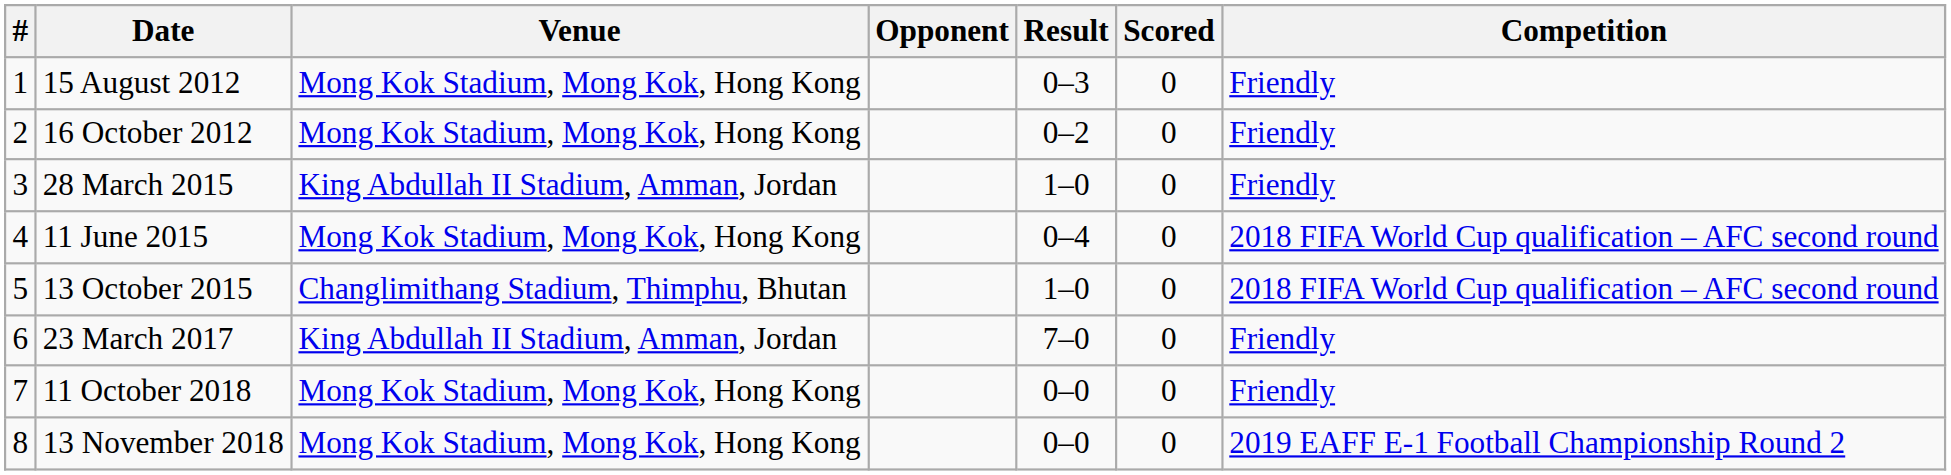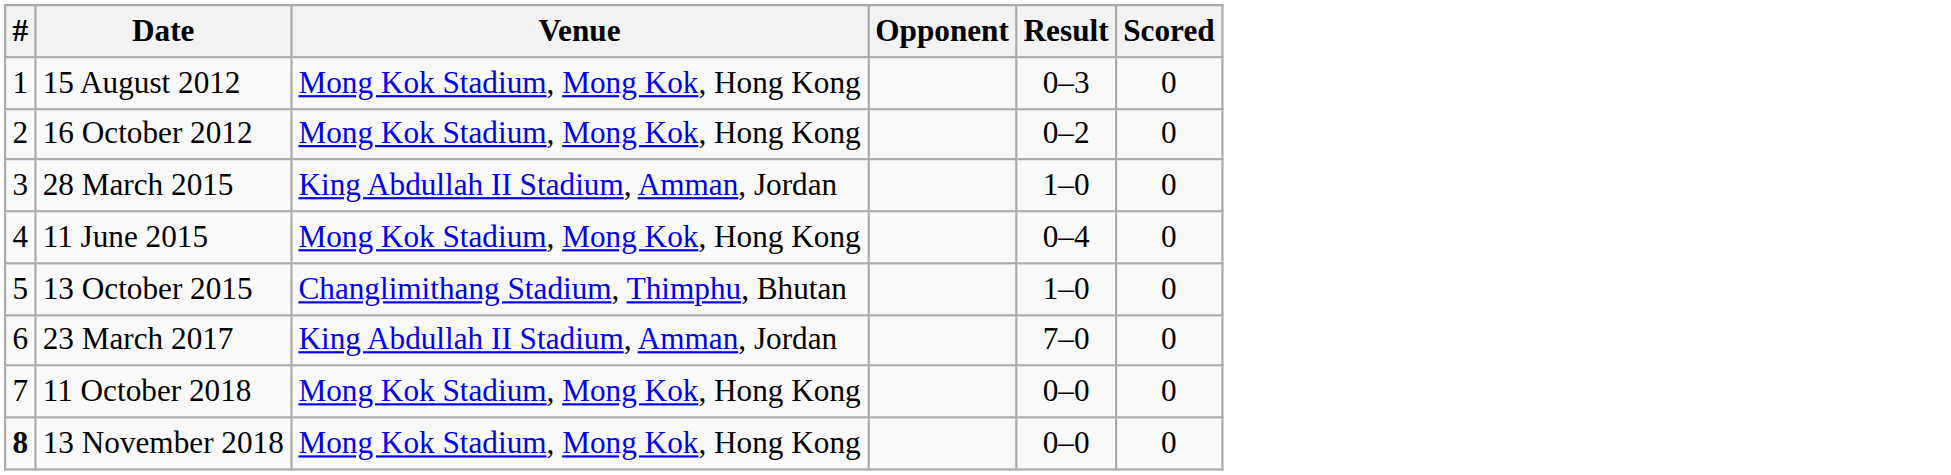- column: (1584, 30)
(20, 442) normal -> (20, 442) bold
